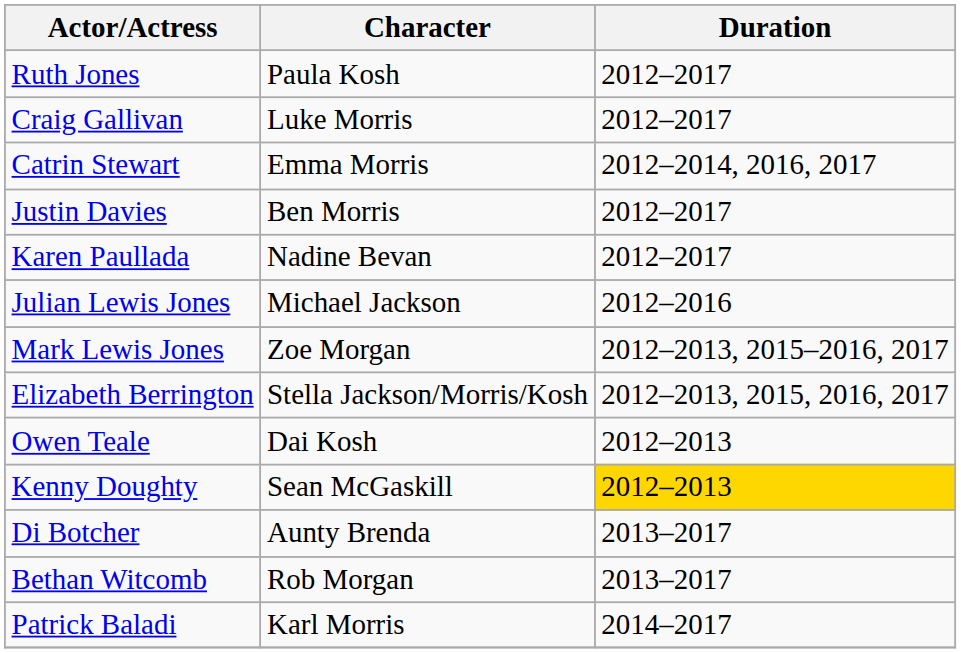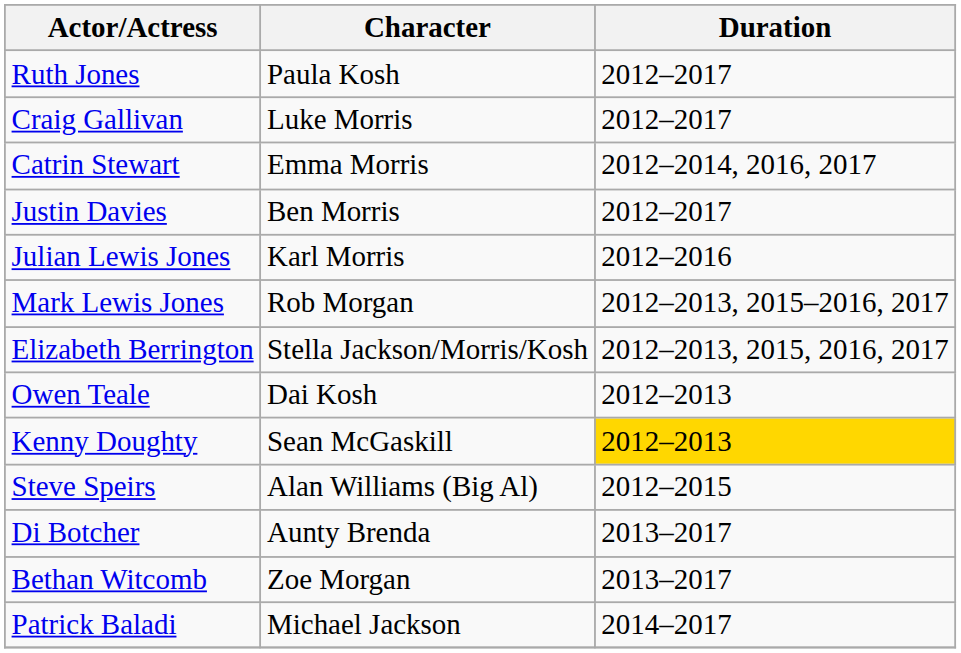- row: (100, 257)
(364, 303) Michael Jackson -> (336, 257) Karl Morris
(339, 348) Zoe Morgan -> (340, 303) Rob Morgan
+ row: (84, 486)
(340, 578) Rob Morgan -> (339, 578) Zoe Morgan
(336, 624) Karl Morris -> (364, 624) Michael Jackson
